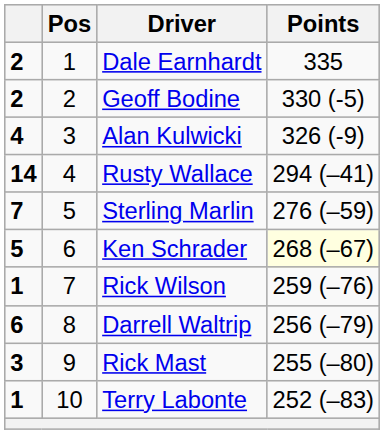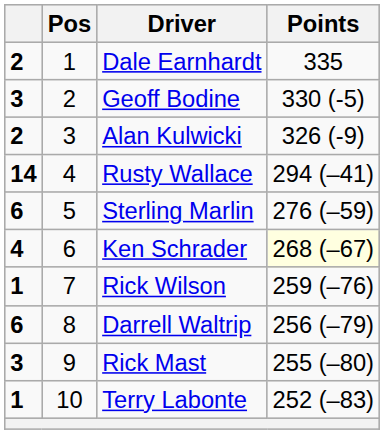(17, 99) 2 -> (17, 99) 3
(17, 136) 4 -> (17, 136) 2
(17, 211) 7 -> (17, 211) 6
(17, 249) 5 -> (17, 249) 4
